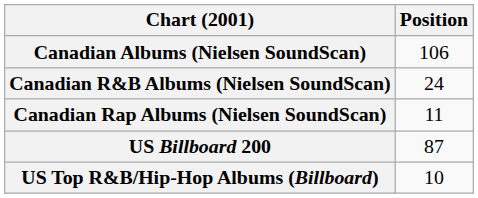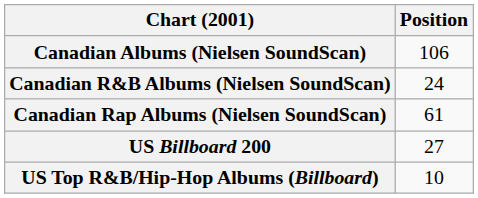(434, 114) 11 -> (434, 114) 61
(434, 146) 87 -> (434, 146) 27
